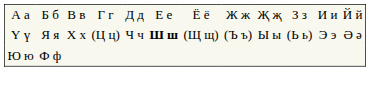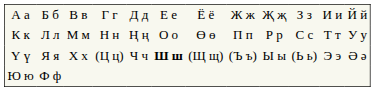+ row: (21, 35)
